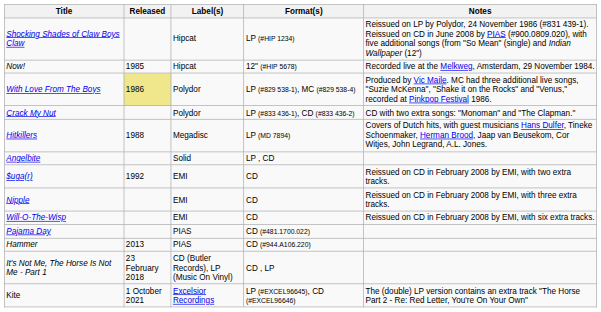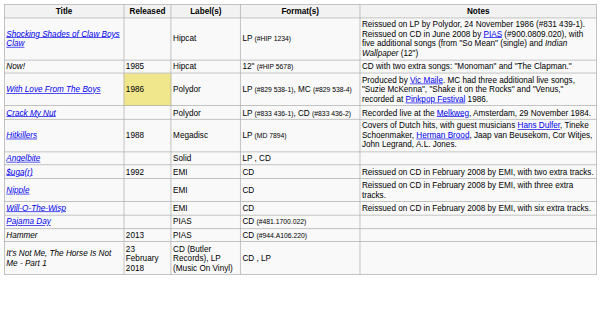(480, 67) Recorded live at the Melkweg, Amsterdam, 29 November 1984. -> (467, 67) CD with two extra songs: "Monoman" and "The Clapman."
(470, 112) CD with two extra songs: "Monoman" and "The Clapman." -> (476, 112) Recorded live at the Melkweg, Amsterdam, 29 November 1984.
- row: (13, 295)
